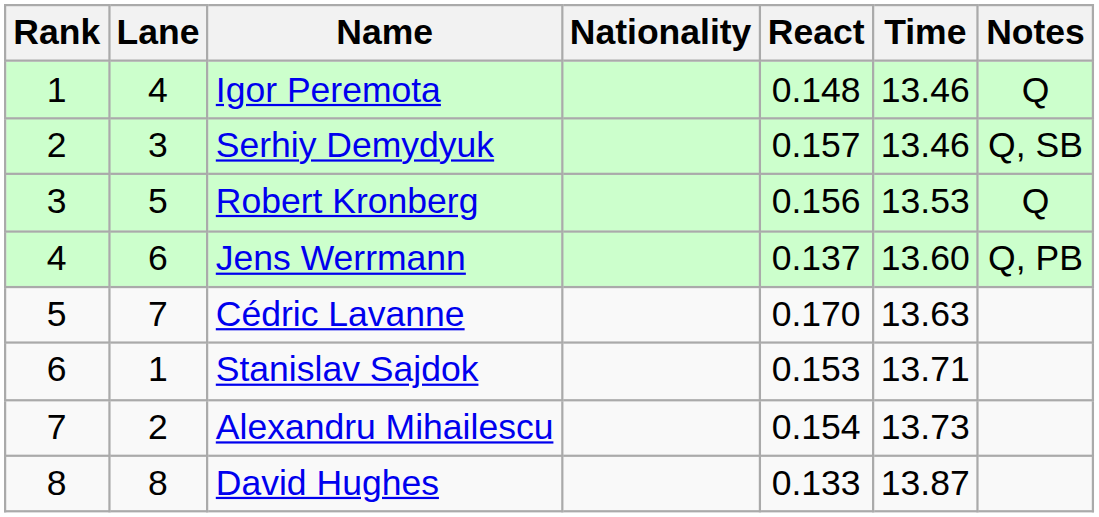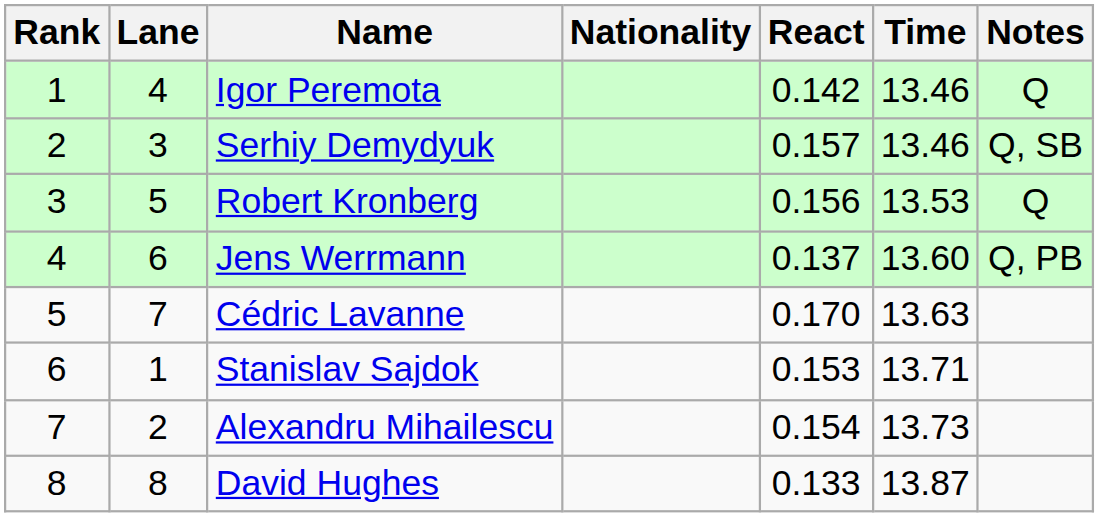(816, 88) 0.148 -> (816, 88) 0.142
